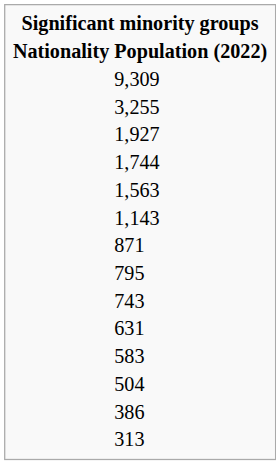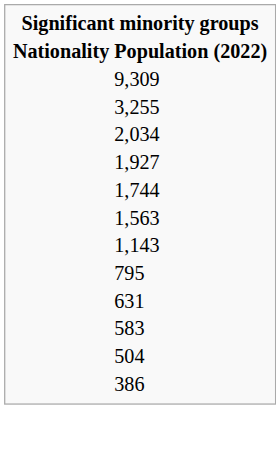+ row: (137, 135)
- row: (129, 246)
- row: (129, 301)
- row: (129, 440)
